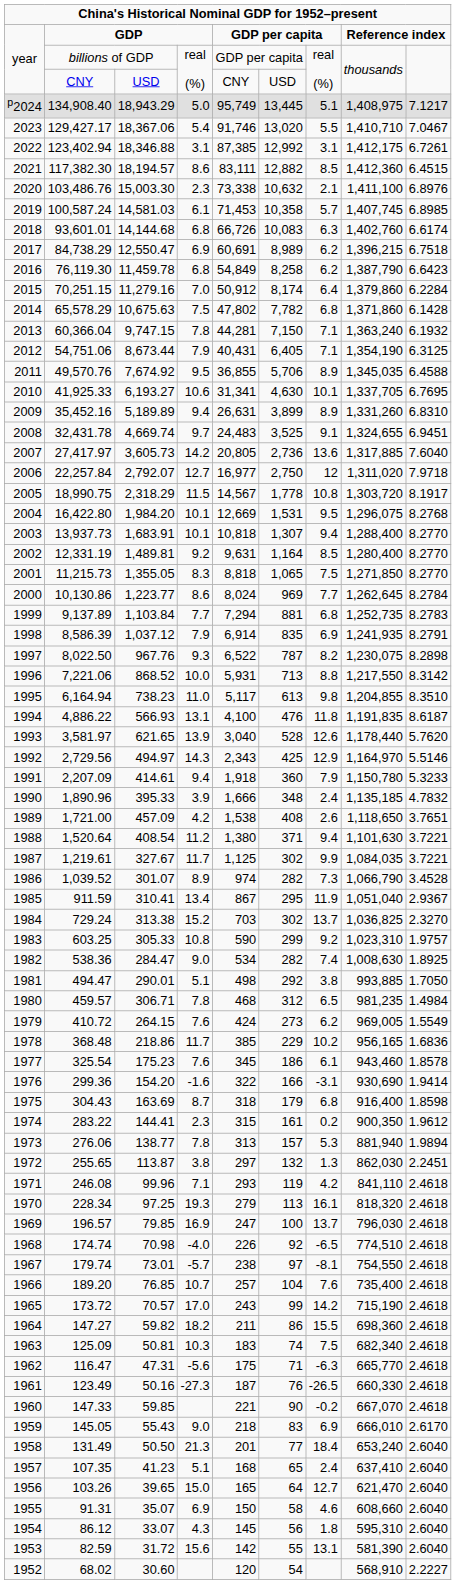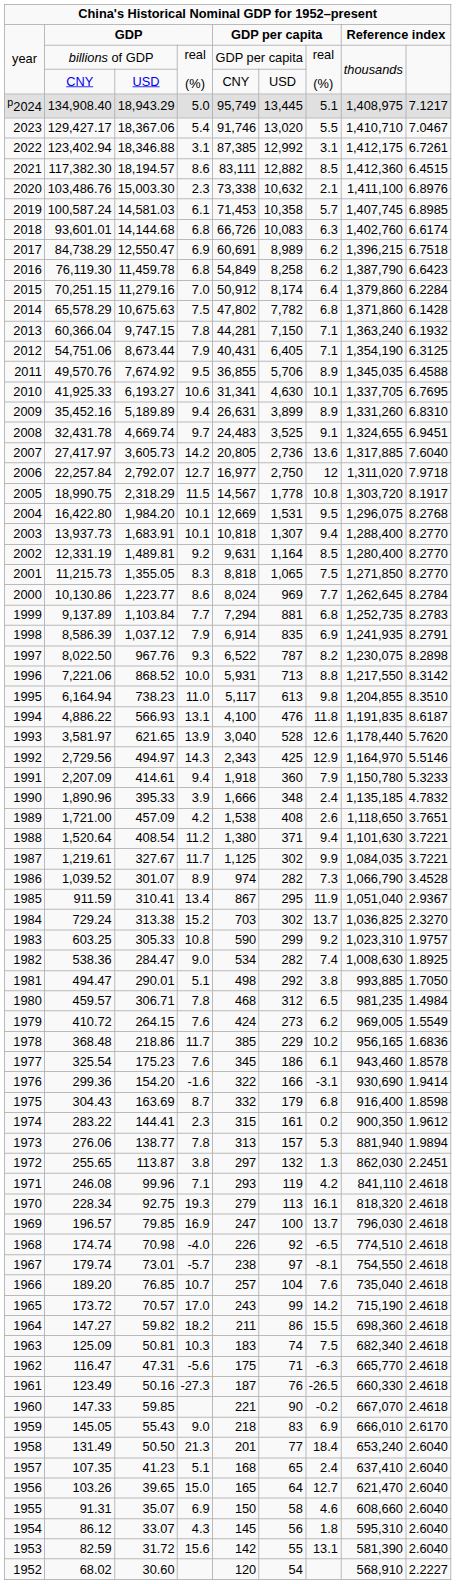(246, 1102) 318 -> (246, 1102) 332
(159, 1204) 97.25 -> (159, 1204) 92.75
(380, 1285) 735,400 -> (380, 1285) 735,040
